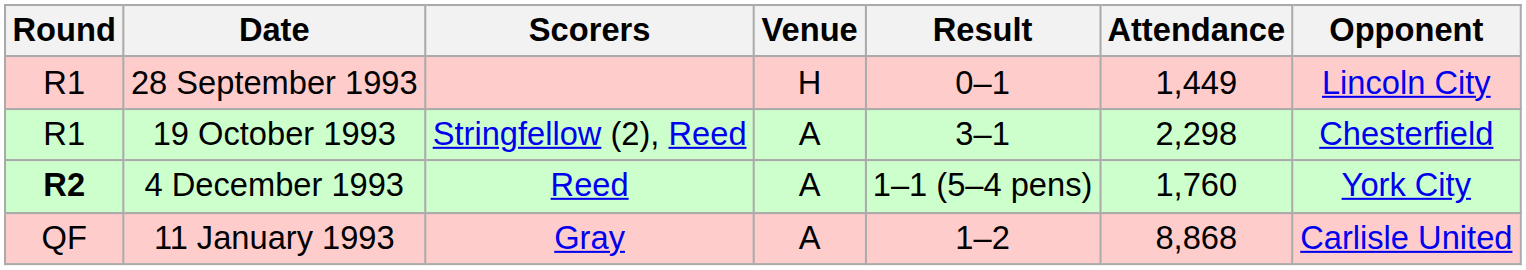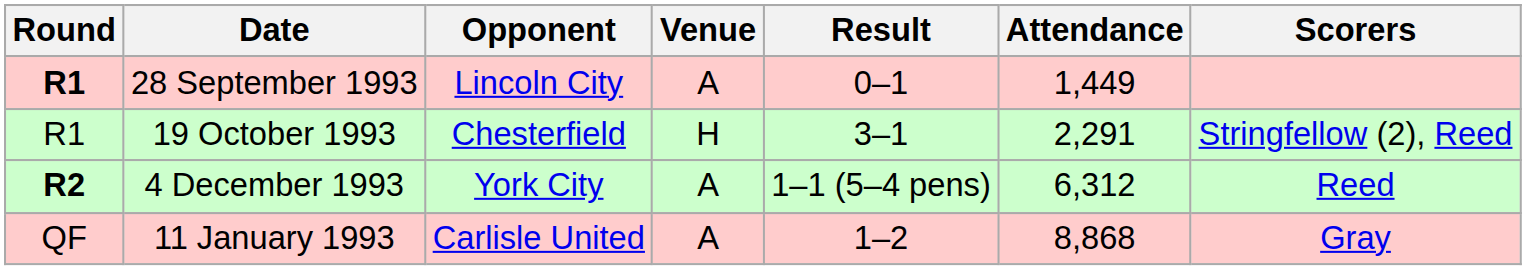columns swapped: (1406, 30) <-> (590, 30)
(64, 82) normal -> (64, 82) bold
(810, 82) H -> (708, 82) A
(810, 133) A -> (708, 133) H
(1196, 133) 2,298 -> (1095, 133) 2,291
(1196, 185) 1,760 -> (1095, 185) 6,312
